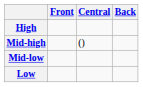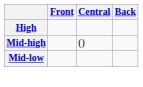- row: (26, 74)
